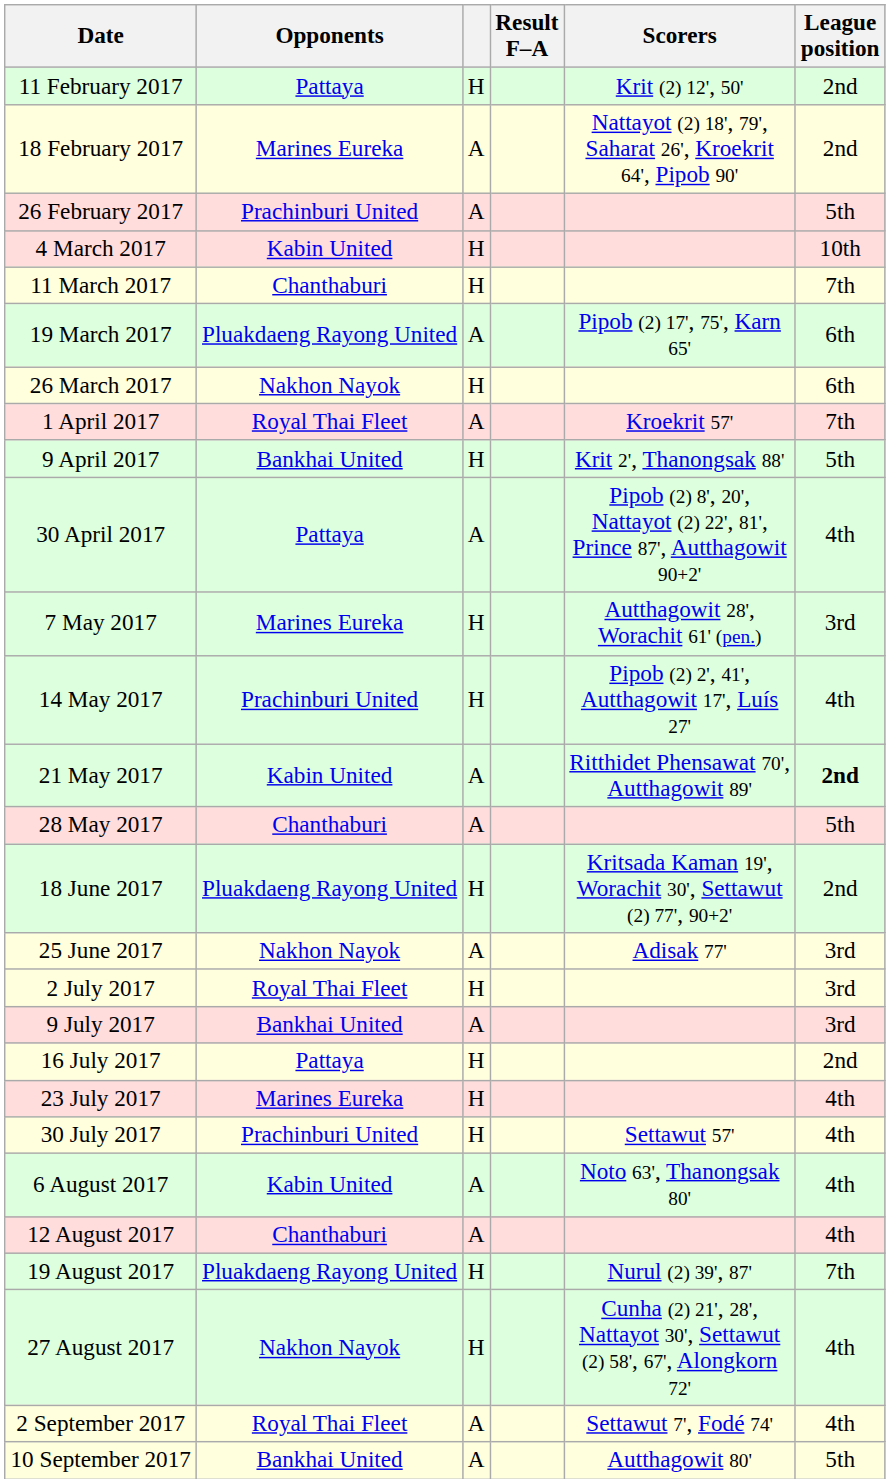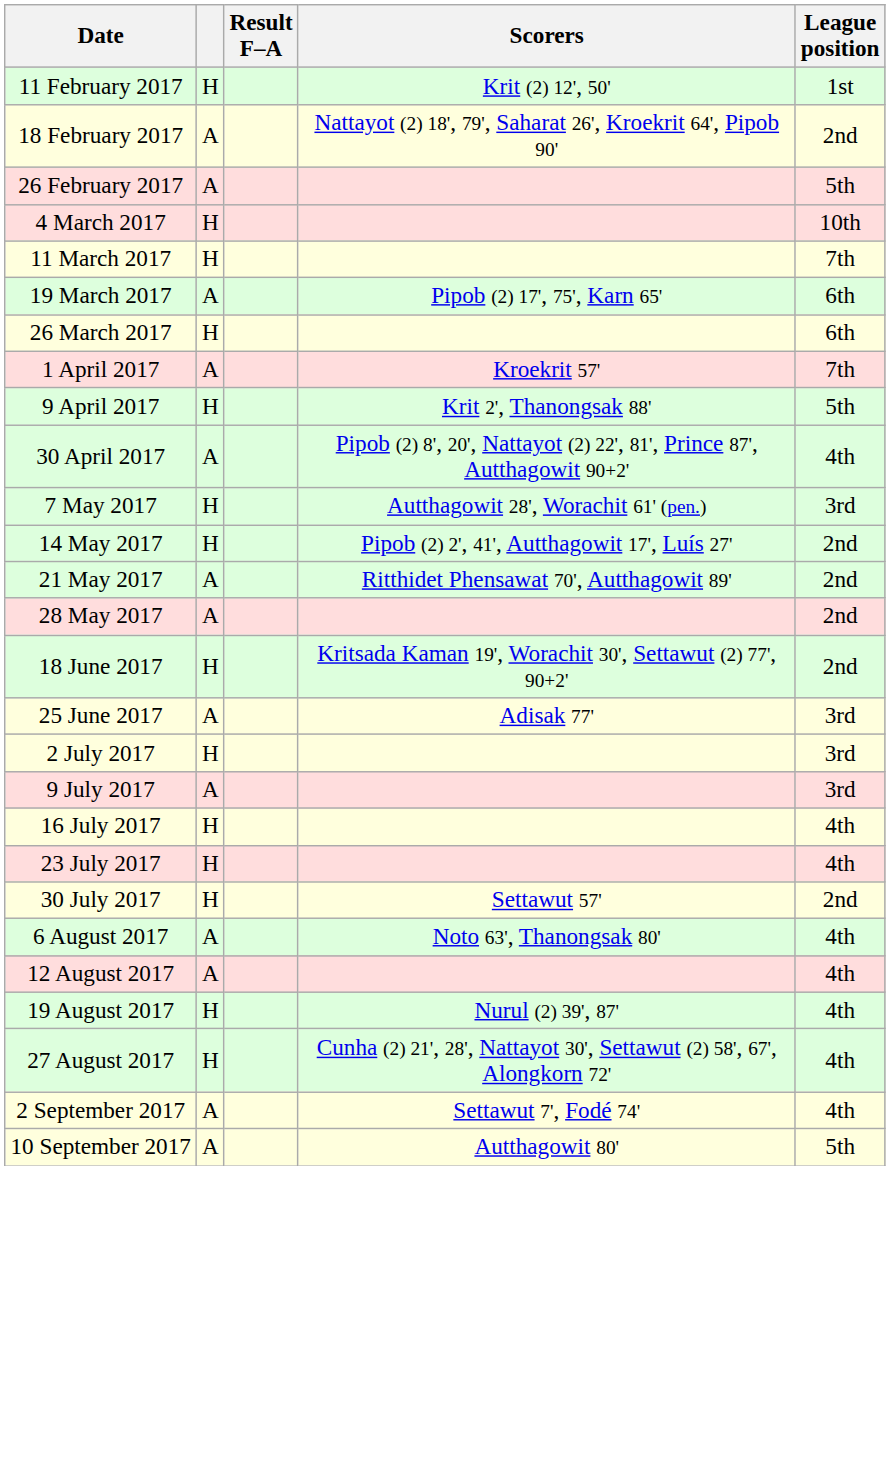- column: (330, 35)
(840, 85) 2nd -> (840, 85) 1st
(840, 699) 4th -> (840, 542) 2nd
(840, 775) bold -> (840, 579) normal
(840, 825) 5th -> (840, 616) 2nd
(840, 1061) 2nd -> (840, 826) 4th
(840, 1134) 4th -> (840, 899) 2nd
(840, 1271) 7th -> (840, 1010) 4th
